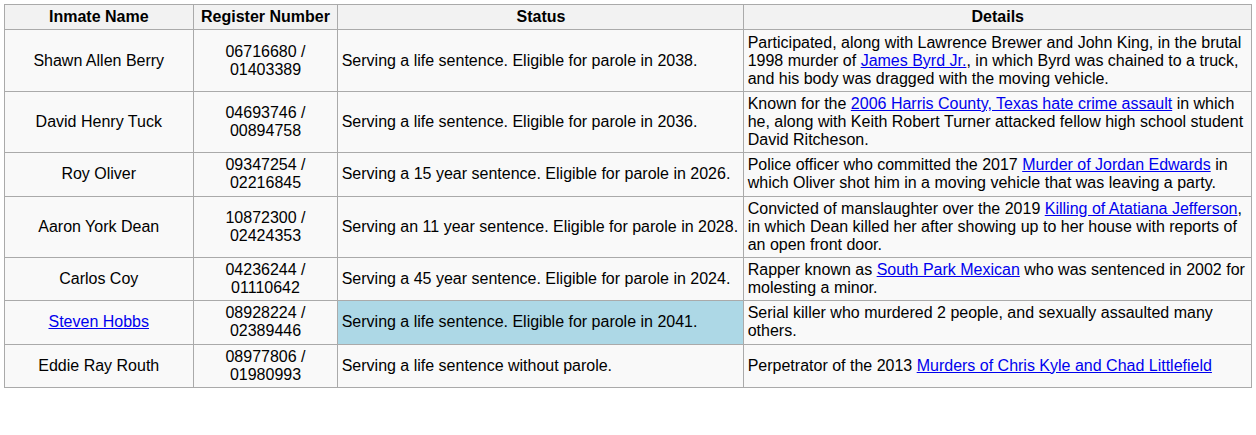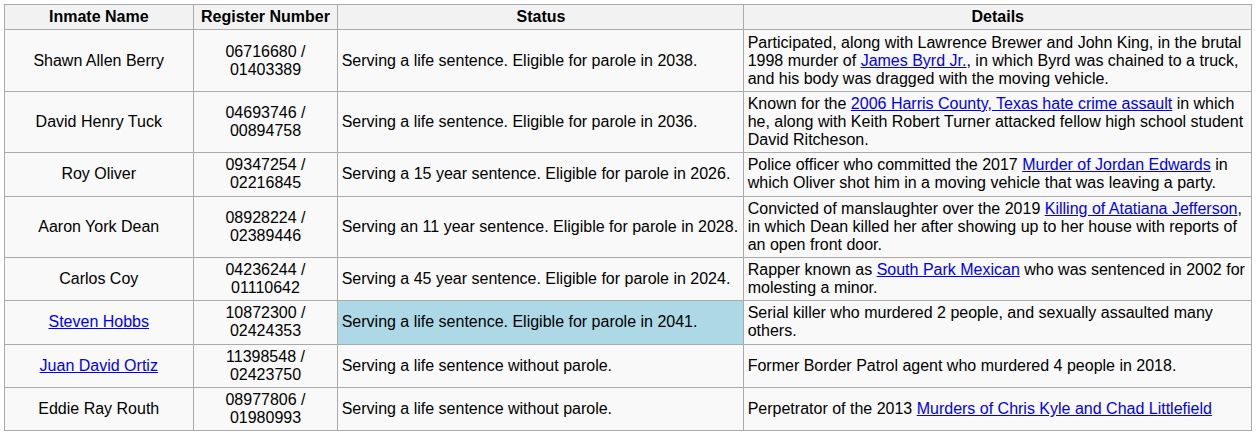(265, 226) 10872300 / 02424353 -> (265, 226) 08928224 / 02389446
(265, 322) 08928224 / 02389446 -> (265, 322) 10872300 / 02424353
+ row: (99, 365)
